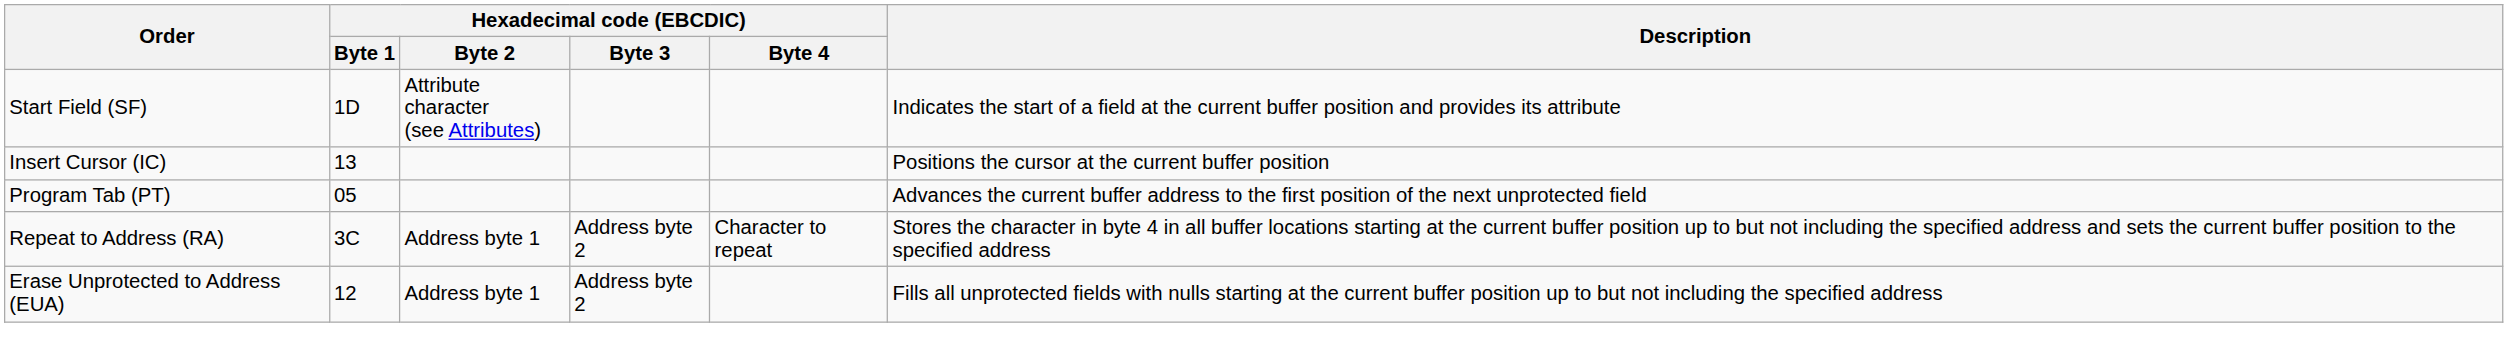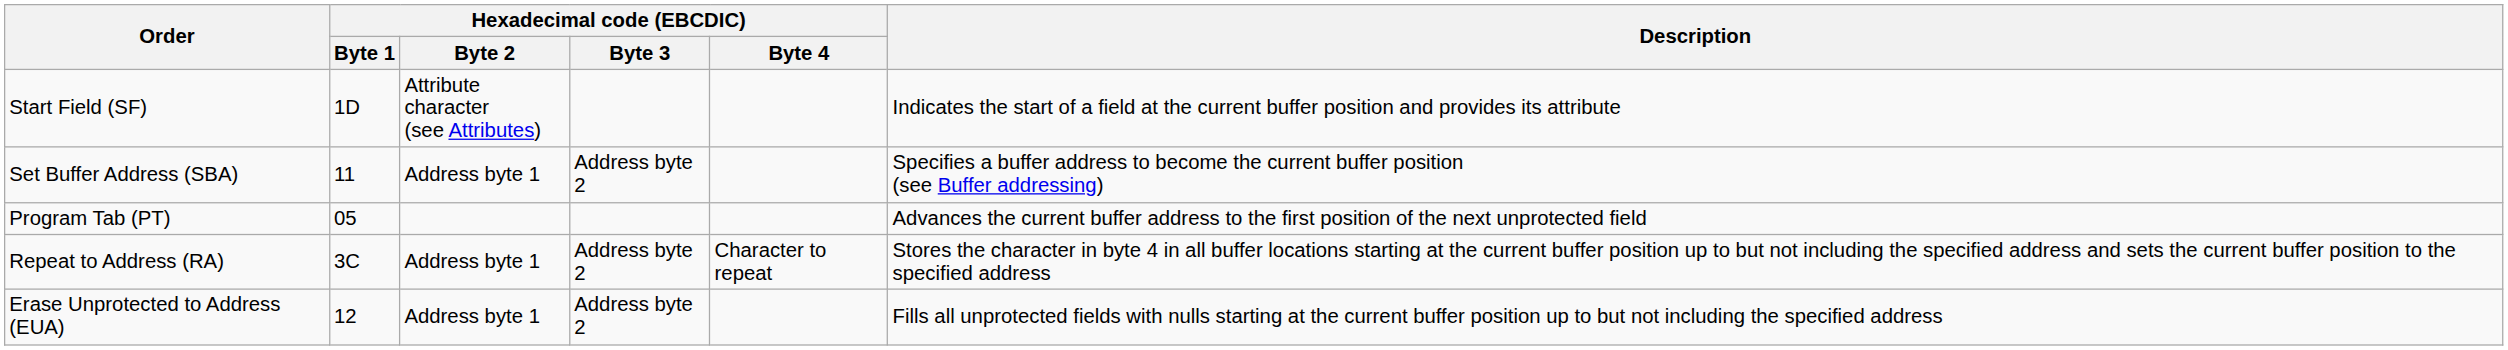+ row: (124, 174)
- row: (88, 163)
